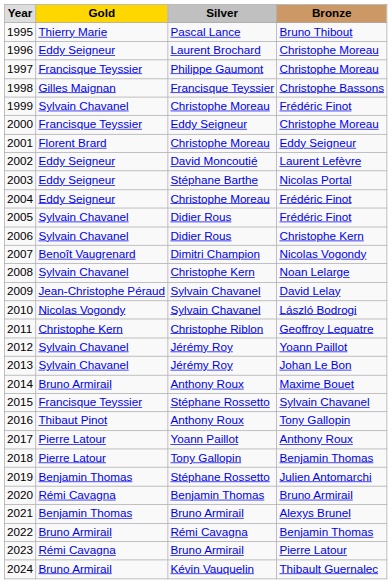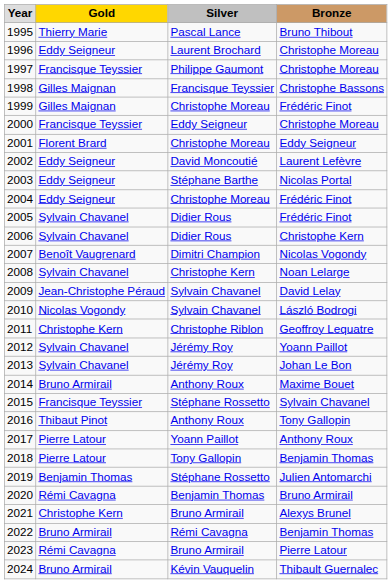(84, 106) Sylvain Chavanel -> (77, 106) Gilles Maignan
(85, 513) Benjamin Thomas -> (81, 513) Christophe Kern
